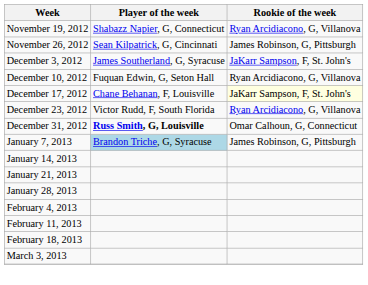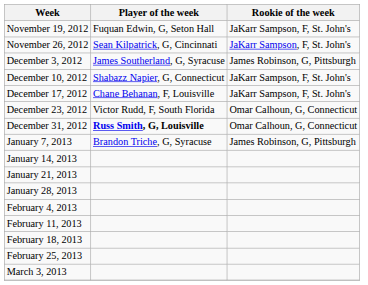(159, 28) Shabazz Napier, G, Connecticut -> (154, 28) Fuquan Edwin, G, Seton Hall
(295, 28) Ryan Arcidiacono, G, Villanova -> (290, 28) JaKarr Sampson, F, St. John's
(293, 45) James Robinson, G, Pittsburgh -> (290, 45) JaKarr Sampson, F, St. John's
(290, 61) JaKarr Sampson, F, St. John's -> (293, 61) James Robinson, G, Pittsburgh
(154, 77) Fuquan Edwin, G, Seton Hall -> (159, 77) Shabazz Napier, G, Connecticut
(295, 77) Ryan Arcidiacono, G, Villanova -> (290, 77) JaKarr Sampson, F, St. John's
(290, 93) lightyellow background -> (290, 93) no background
(295, 110) Ryan Arcidiacono, G, Villanova -> (293, 110) Omar Calhoun, G, Connecticut
(152, 142) lightblue background -> (152, 142) no background
+ row: (44, 256)
